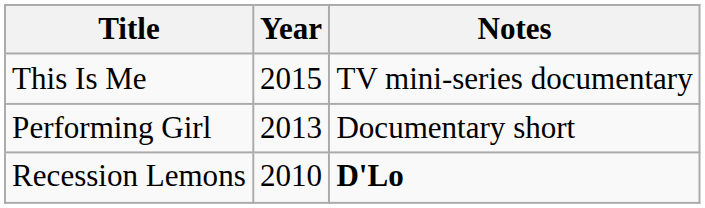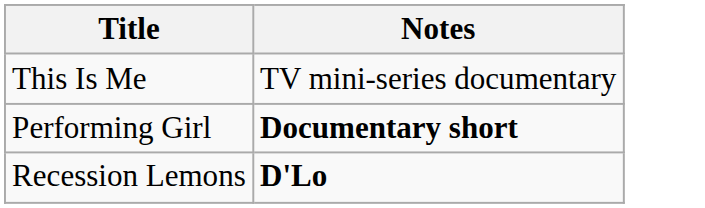- column: (291, 29)
(456, 127) normal -> (389, 127) bold
